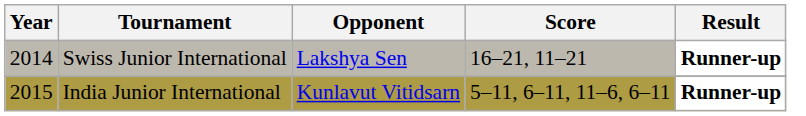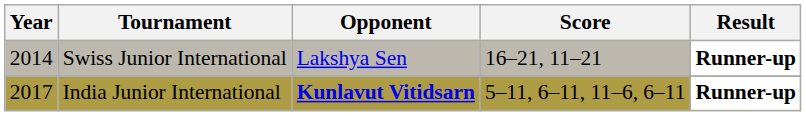(31, 93) 2015 -> (31, 93) 2017
(378, 93) normal -> (386, 93) bold
